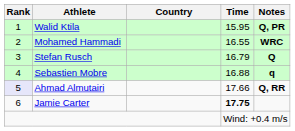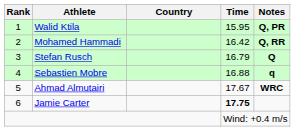(237, 42) 16.55 -> (237, 42) 16.42
(272, 42) WRC -> (272, 42) Q, RR
(18, 88) lavender background -> (18, 88) no background
(237, 88) 17.66 -> (237, 88) 17.67
(272, 88) Q, RR -> (272, 88) WRC
